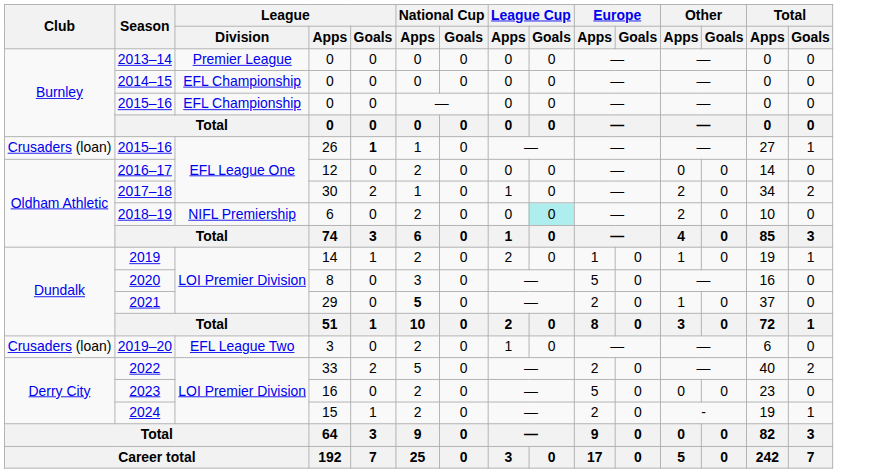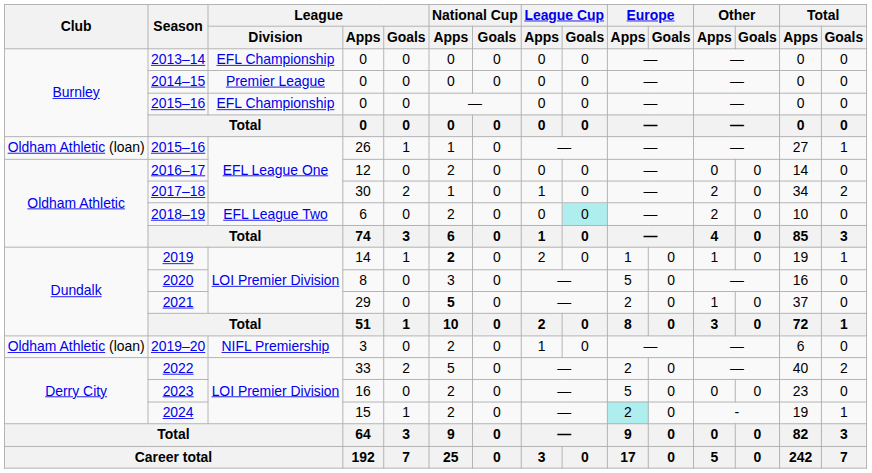(242, 59) Premier League -> (275, 59) EFL Championship
(242, 81) EFL Championship -> (275, 81) Premier League
(59, 147) Crusaders (loan) -> (76, 147) Oldham Athletic (loan)
(373, 147) bold -> (406, 147) normal
(242, 214) NIFL Premiership -> (275, 214) EFL League Two
(418, 258) normal -> (451, 258) bold
(59, 346) Crusaders (loan) -> (76, 346) Oldham Athletic (loan)
(242, 346) EFL League Two -> (275, 346) NIFL Premiership
(595, 412) no background -> (628, 412) paleturquoise background
